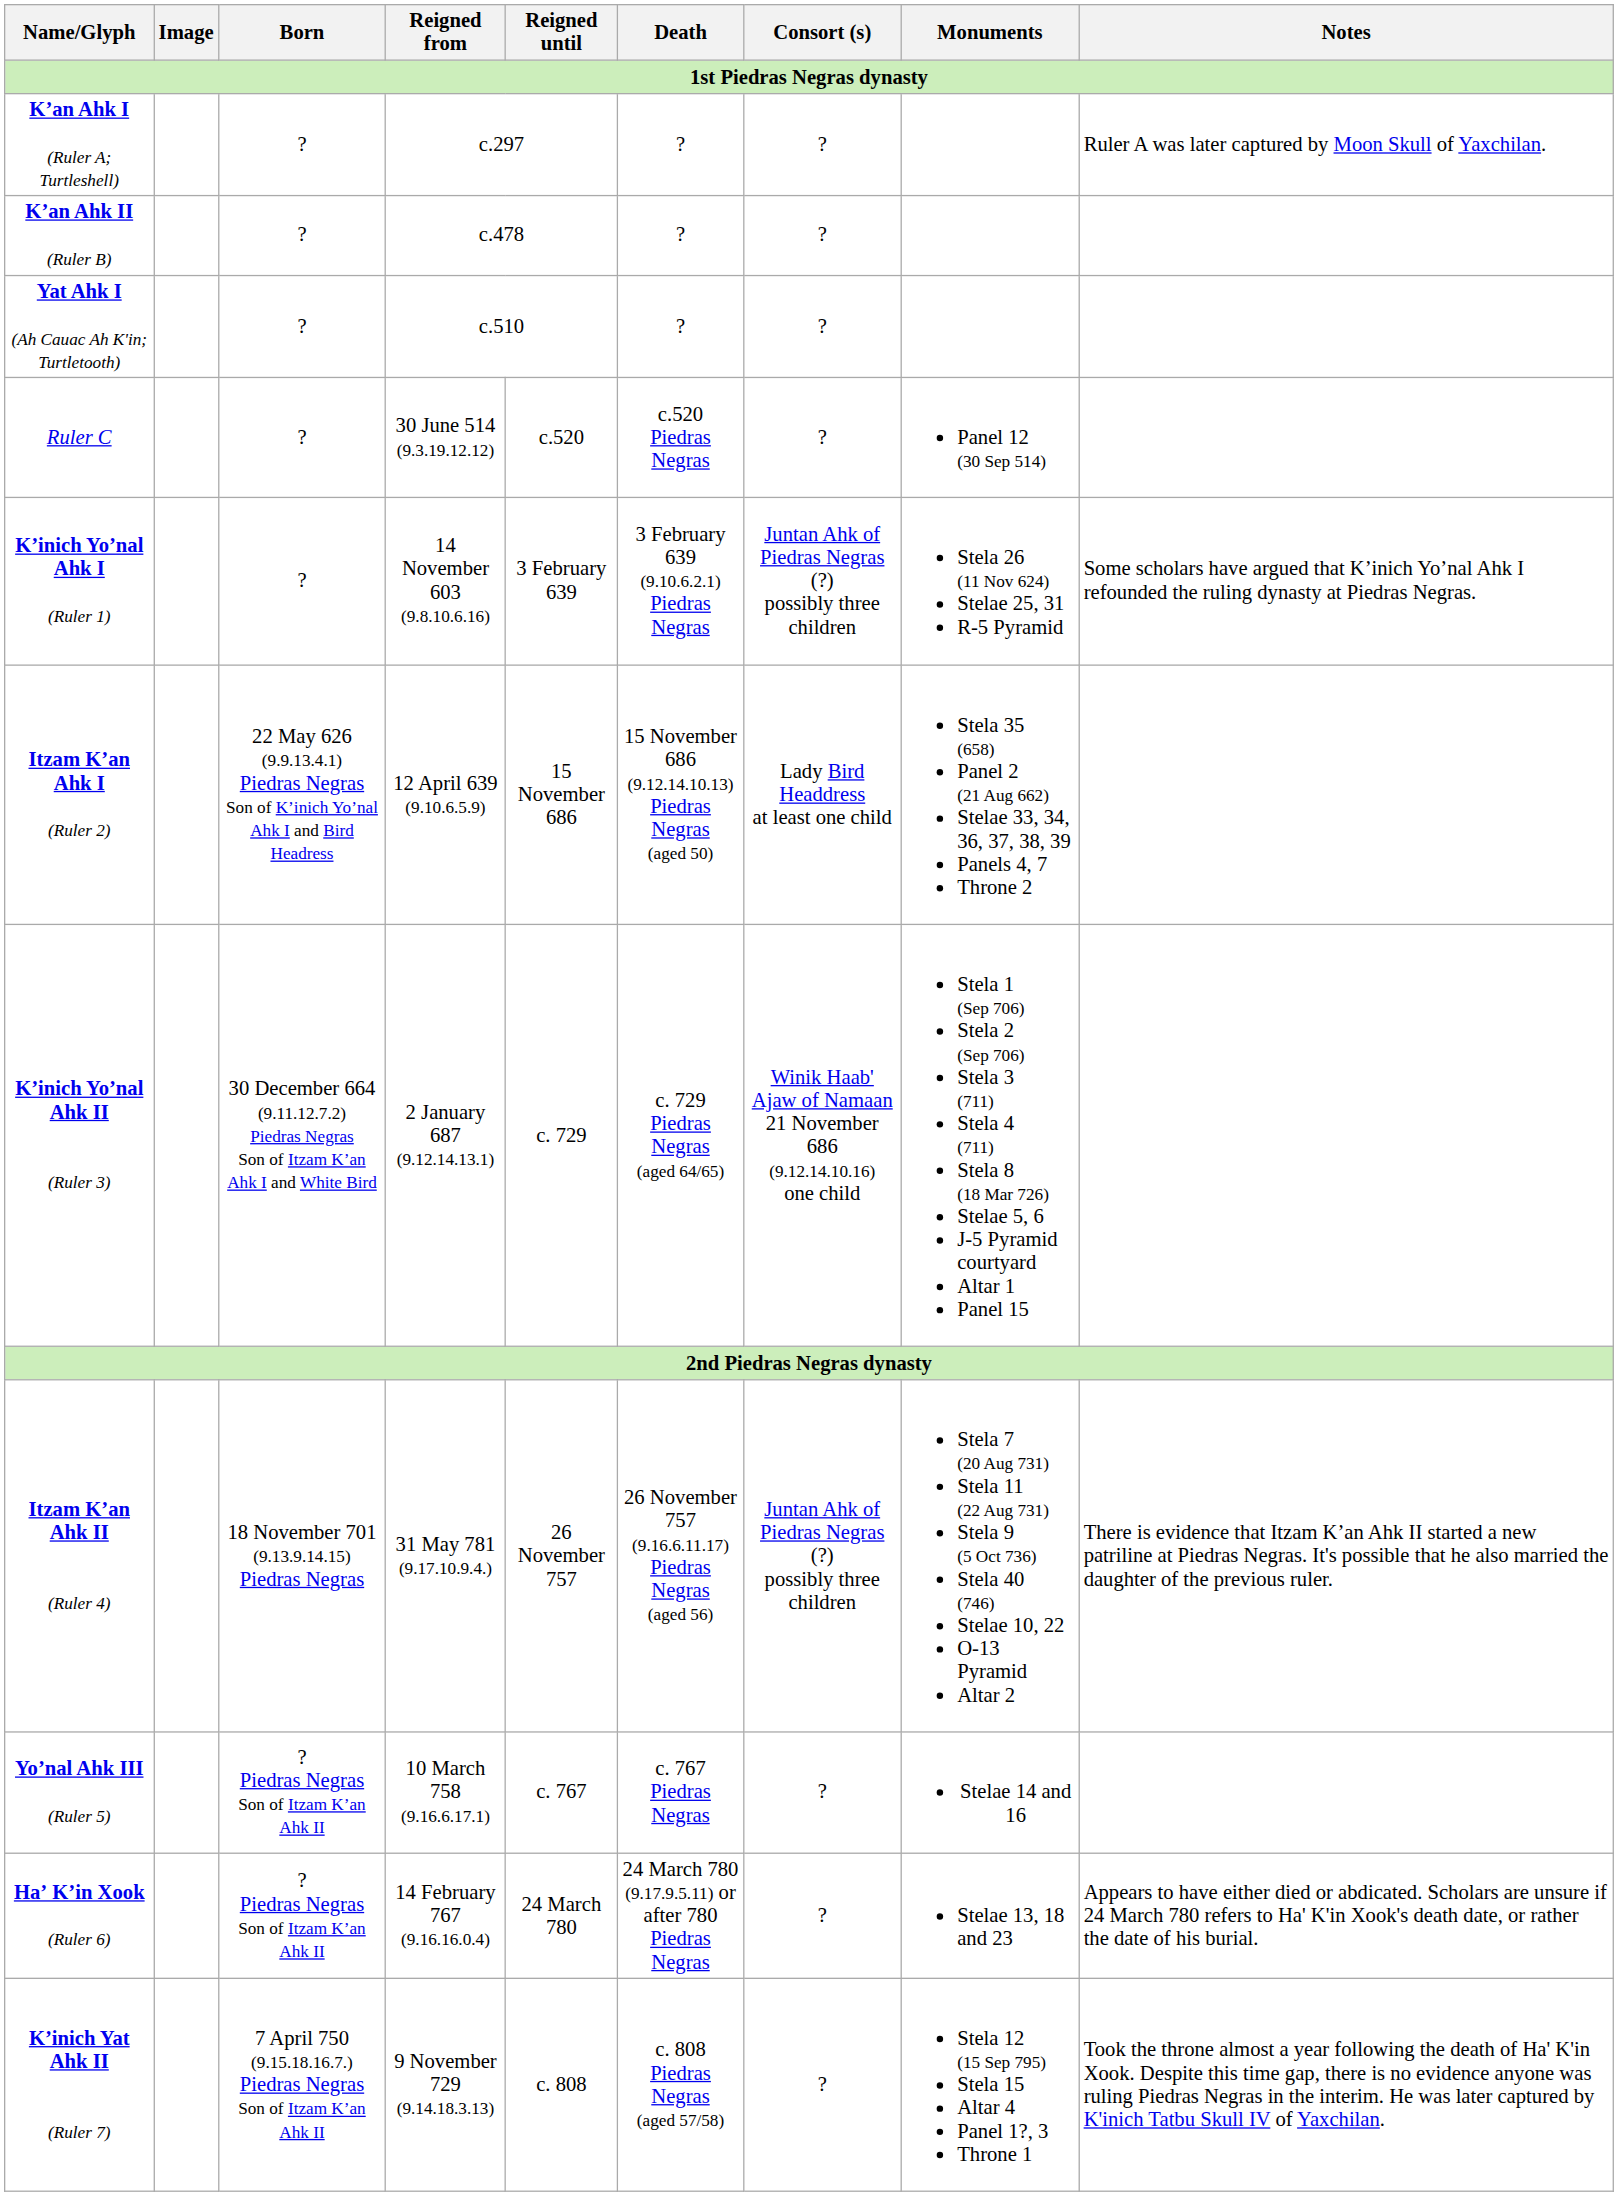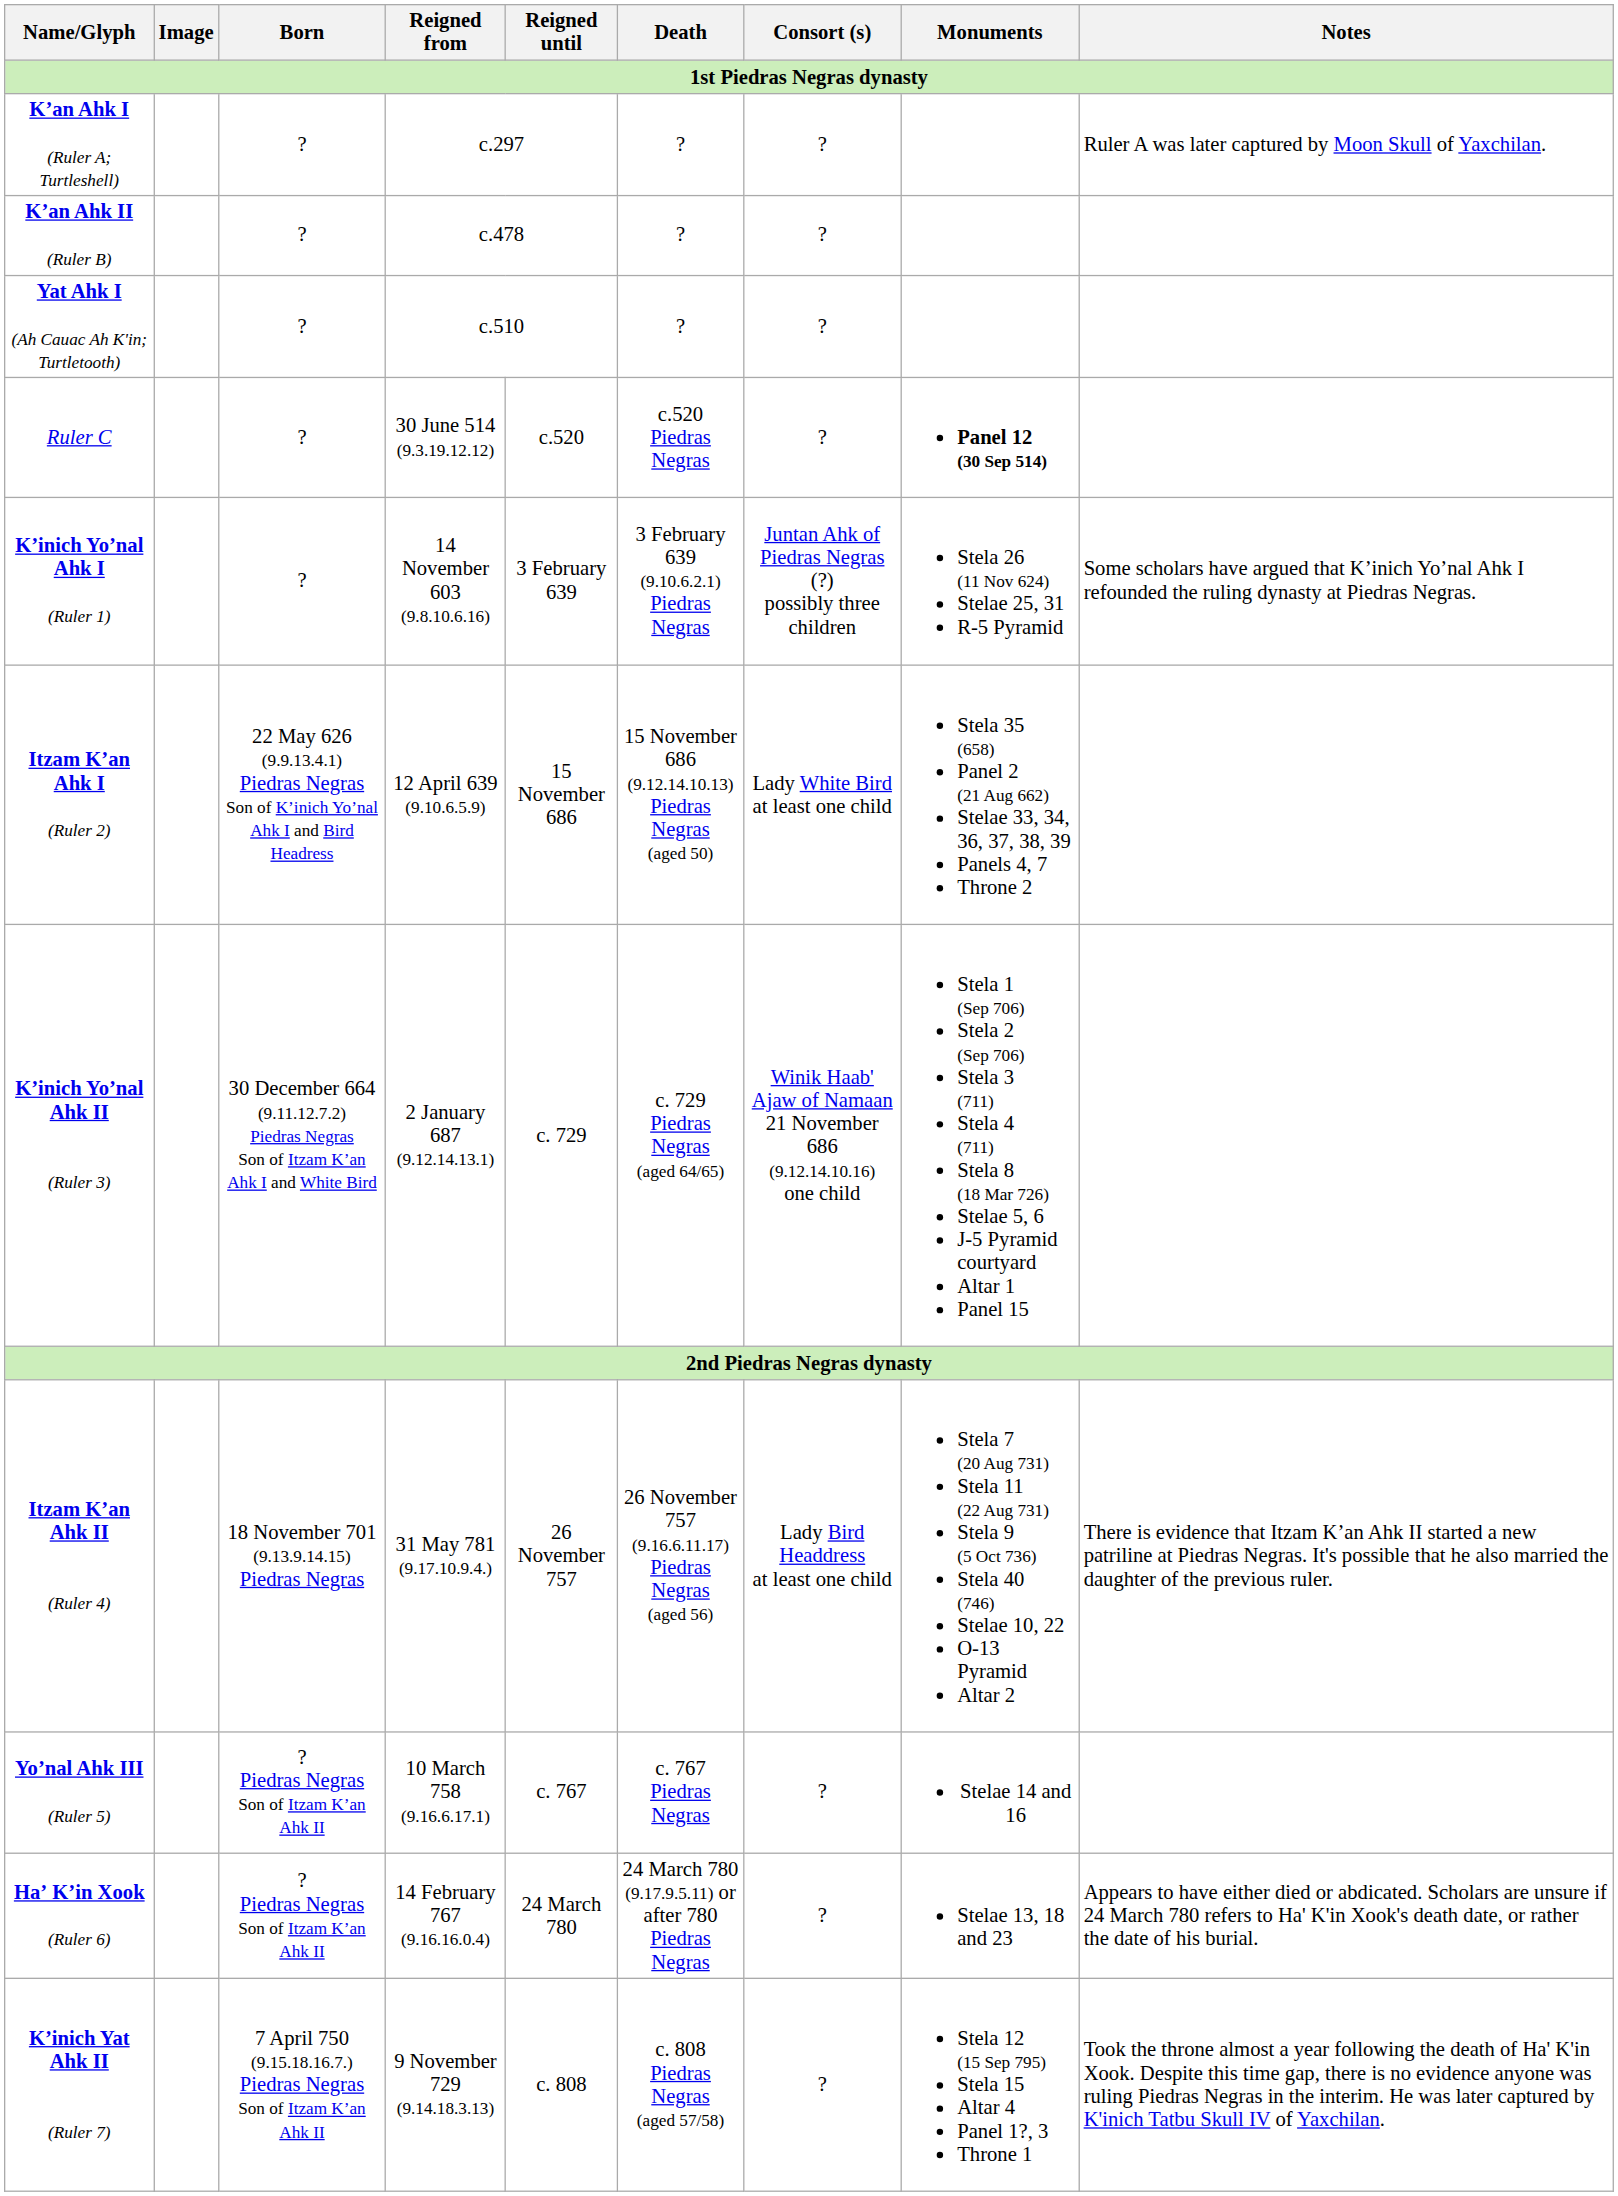(990, 449) normal -> (990, 449) bold
(822, 794) Lady Bird Headdress at least one child -> (822, 794) Lady White Bird at least one child
(822, 1555) Juntan Ahk of Piedras Negras (?) possibly three children -> (822, 1555) Lady Bird Headdress at least one child
